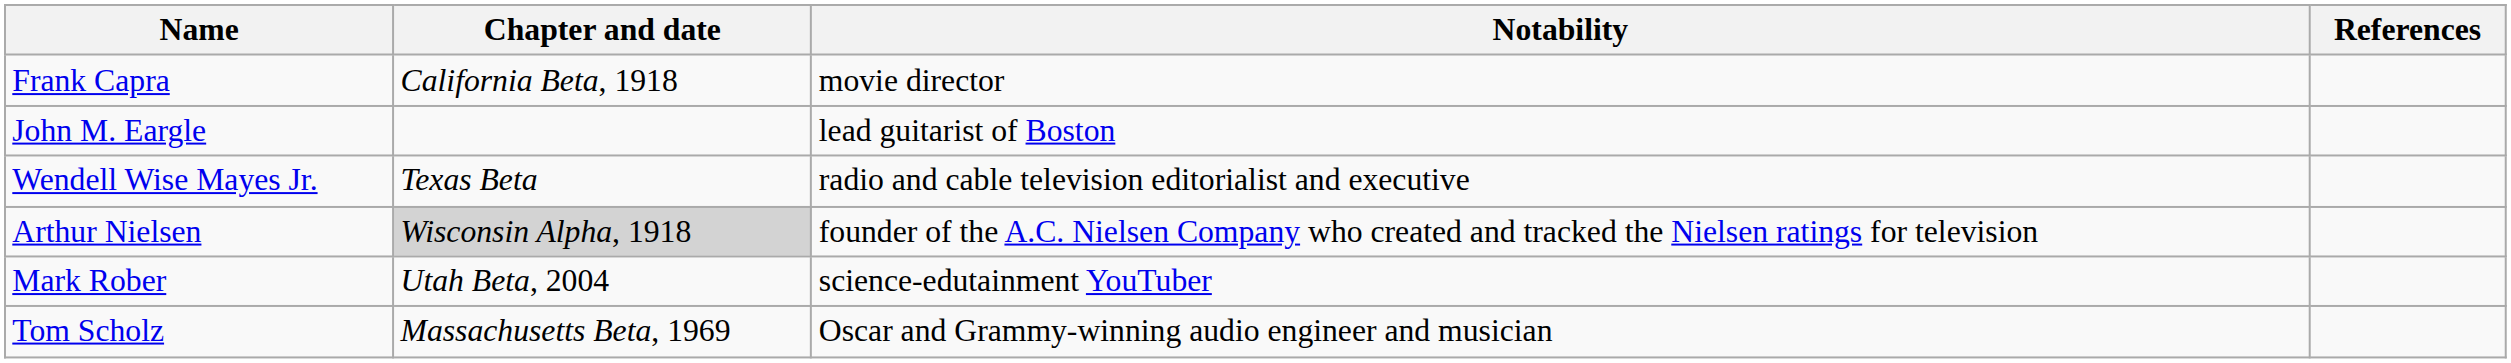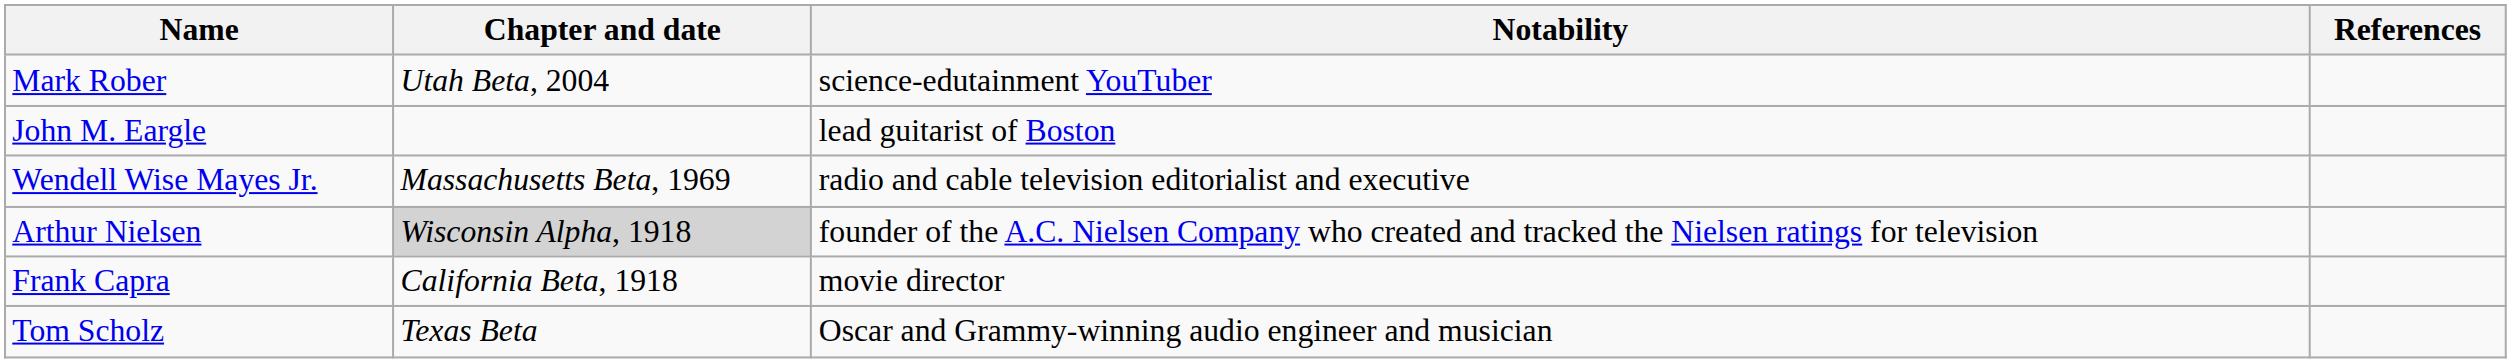rows swapped: (91, 79) <-> (89, 280)
(469, 180) Texas Beta -> (566, 180) Massachusetts Beta, 1969
(566, 331) Massachusetts Beta, 1969 -> (469, 331) Texas Beta
